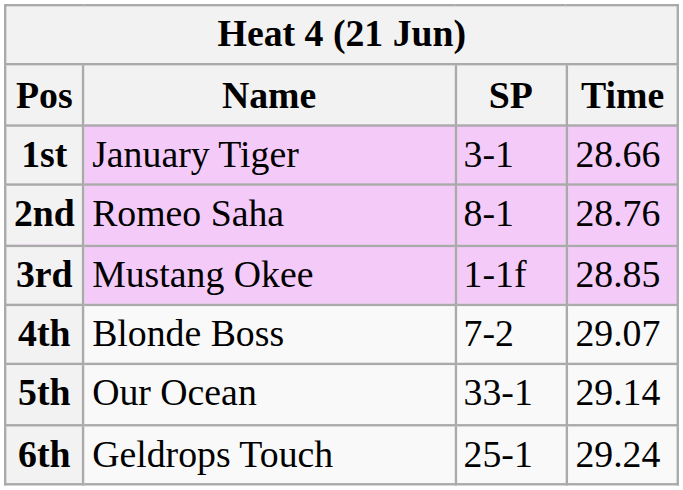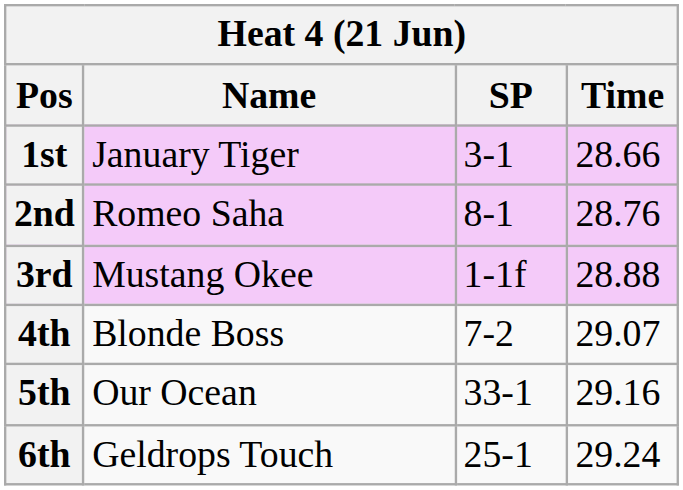(618, 273) 28.85 -> (618, 273) 28.88
(618, 393) 29.14 -> (618, 393) 29.16
